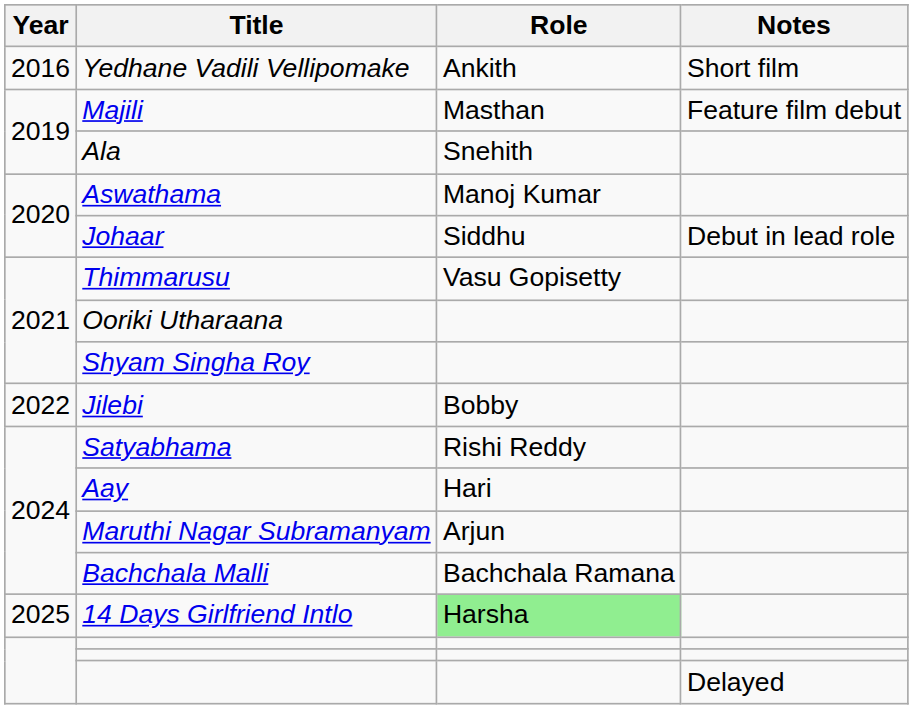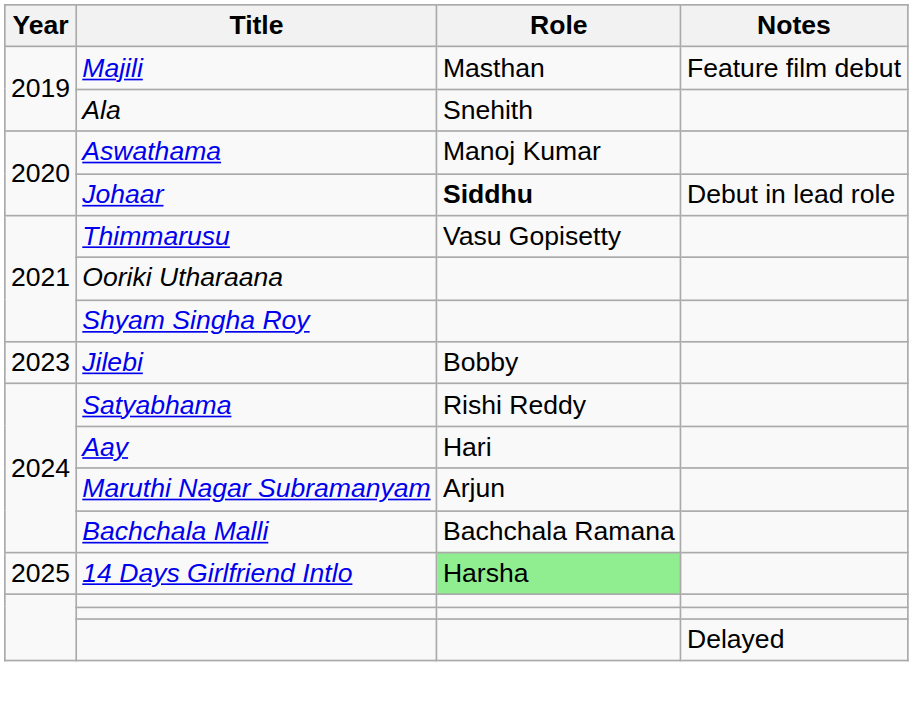- row: (246, 67)
(484, 236) normal -> (488, 194) bold
(40, 404) 2022 -> (40, 362) 2023
